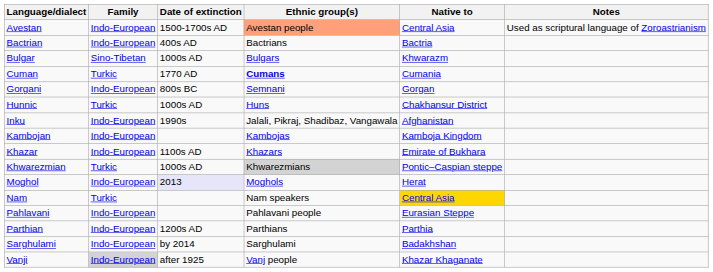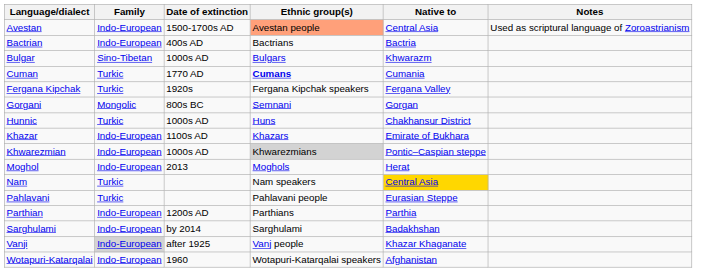+ row: (43, 89)
(123, 89) Indo-European -> (117, 105) Mongolic
- row: (16, 120)
- row: (29, 136)
(104, 167) Turkic -> (129, 151) Indo-European
(171, 182) lavender background -> (177, 167) no background
(123, 213) Indo-European -> (110, 197) Turkic
+ row: (50, 259)
